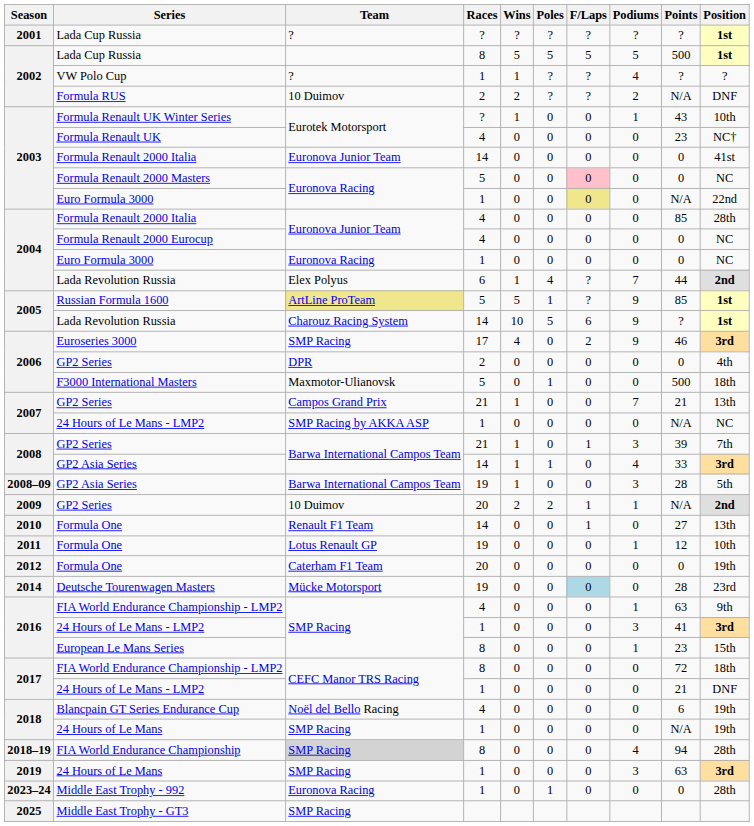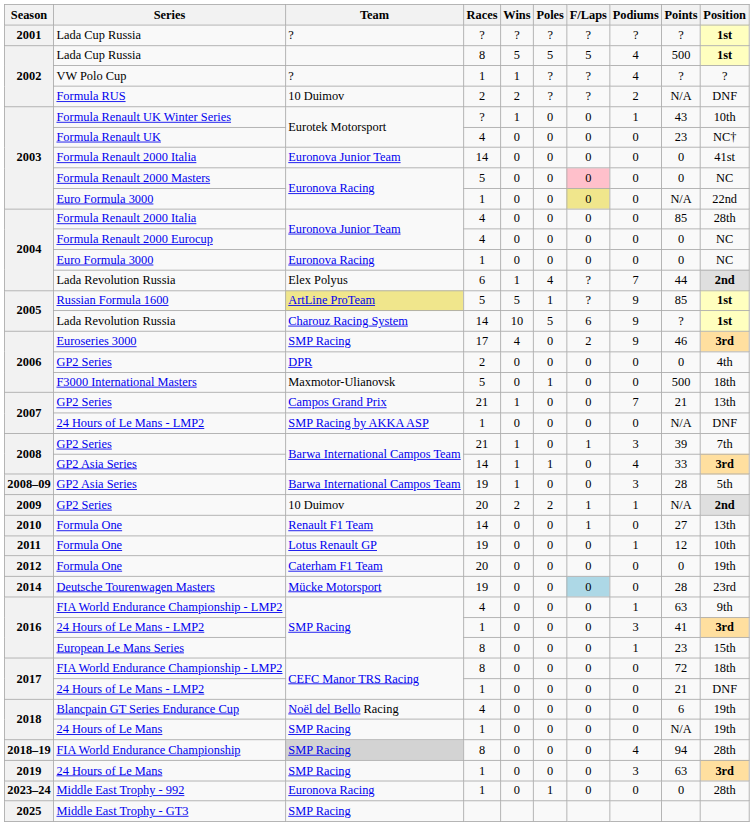(636, 55) 5 -> (636, 55) 4
(725, 423) NC -> (725, 423) DNF
